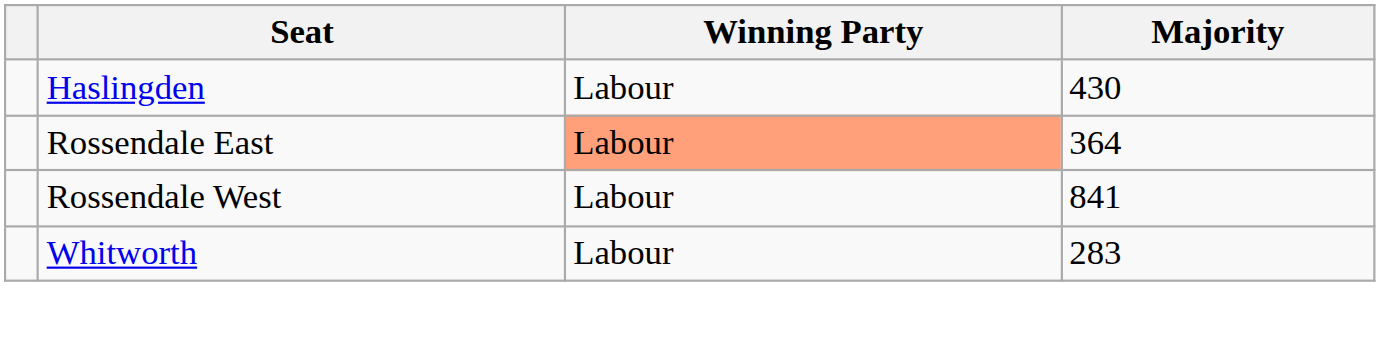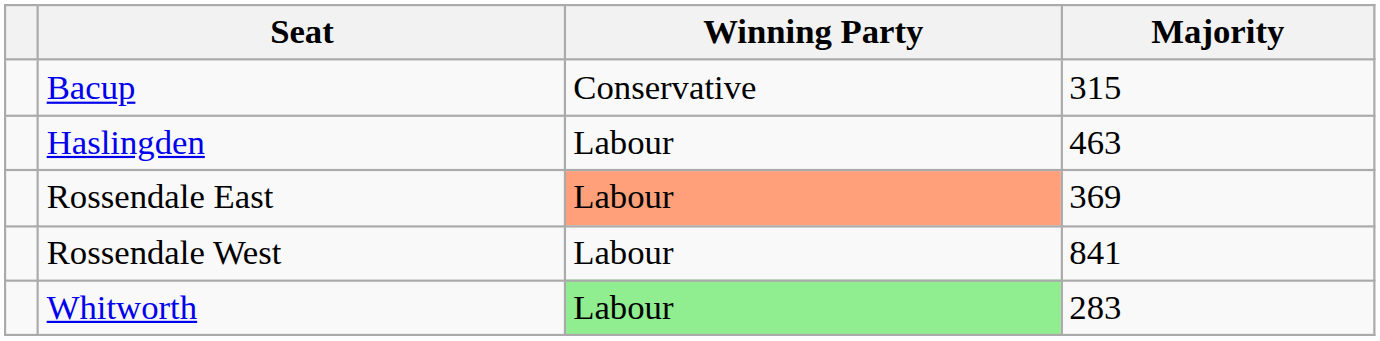+ row: (91, 87)
(1095, 87) 430 -> (1095, 142) 463
(1095, 142) 364 -> (1095, 197) 369
(623, 252) no background -> (623, 307) lightgreen background
